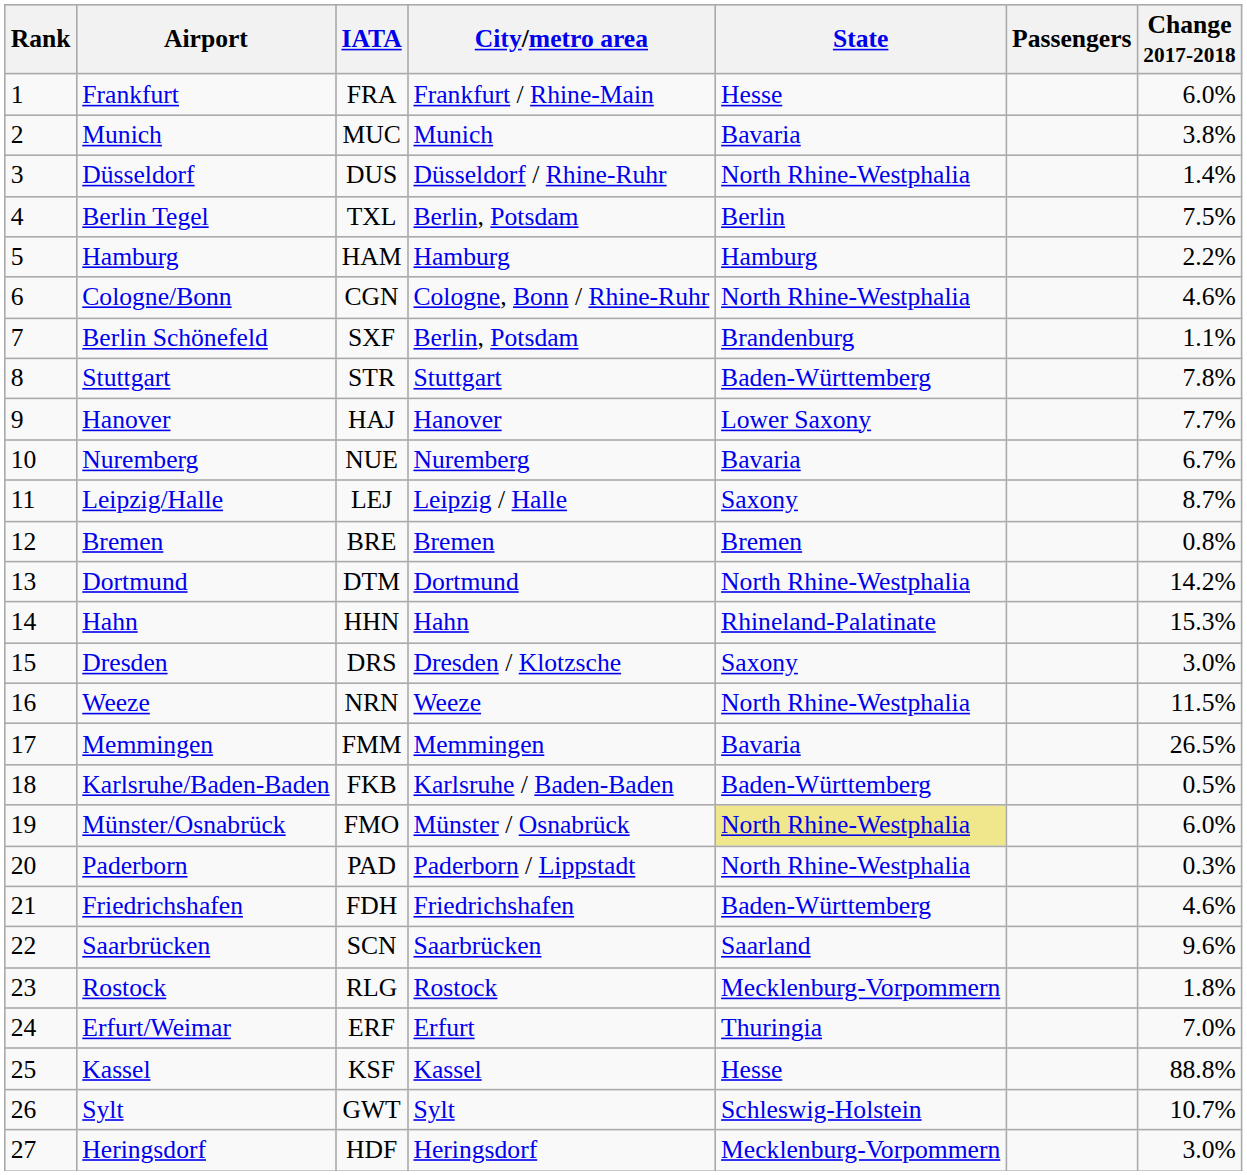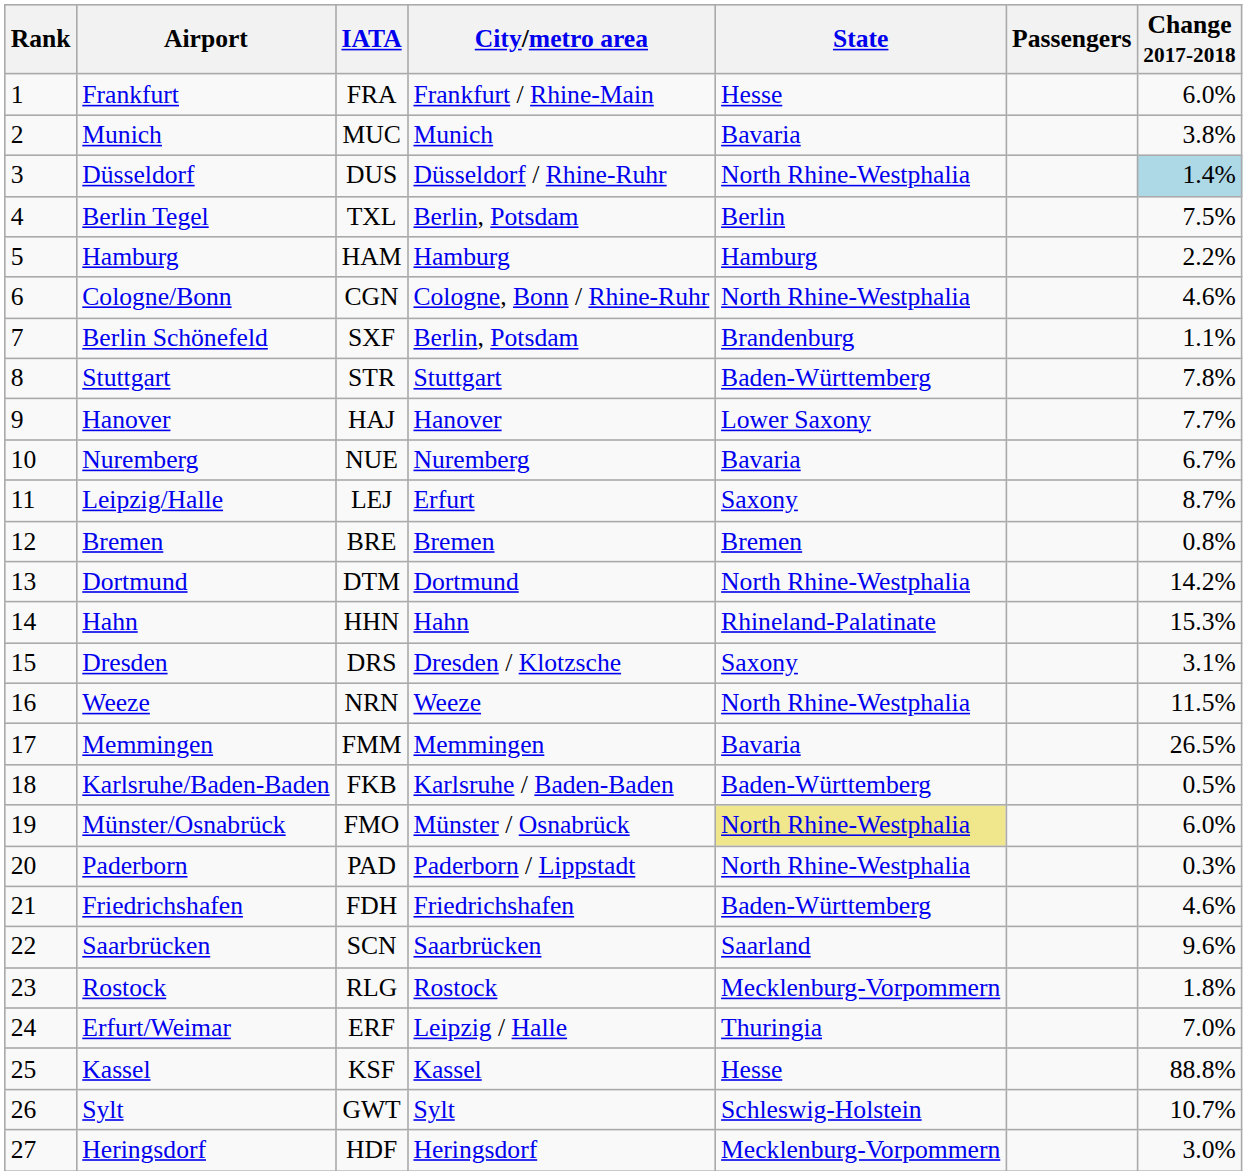(1209, 175) no background -> (1209, 175) lightblue background
(490, 500) Leipzig / Halle -> (444, 500) Erfurt
(1209, 662) 3.0% -> (1209, 662) 3.1%
(444, 1028) Erfurt -> (490, 1028) Leipzig / Halle
